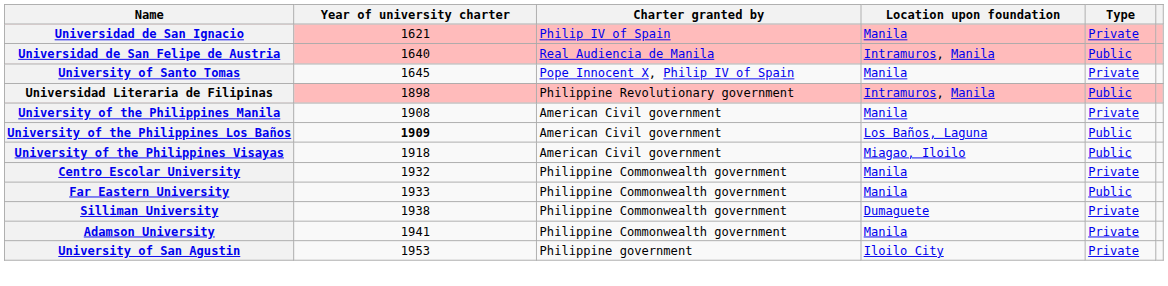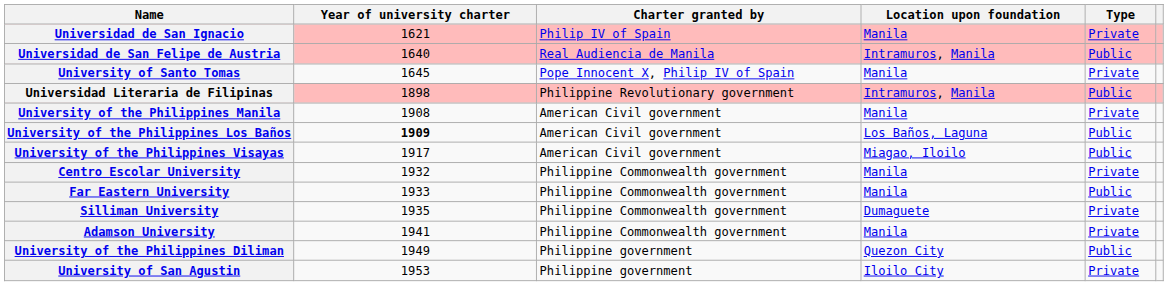(415, 152) 1918 -> (415, 152) 1917
(415, 211) 1938 -> (415, 211) 1935
+ row: (149, 251)
